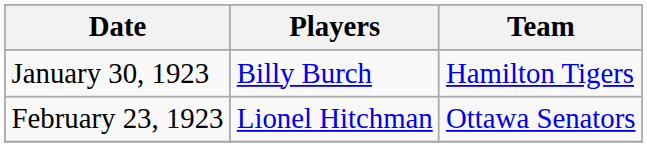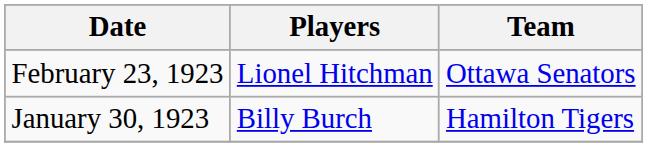rows swapped: (110, 73) <-> (118, 118)
